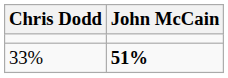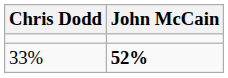(129, 57) 51% -> (129, 57) 52%
